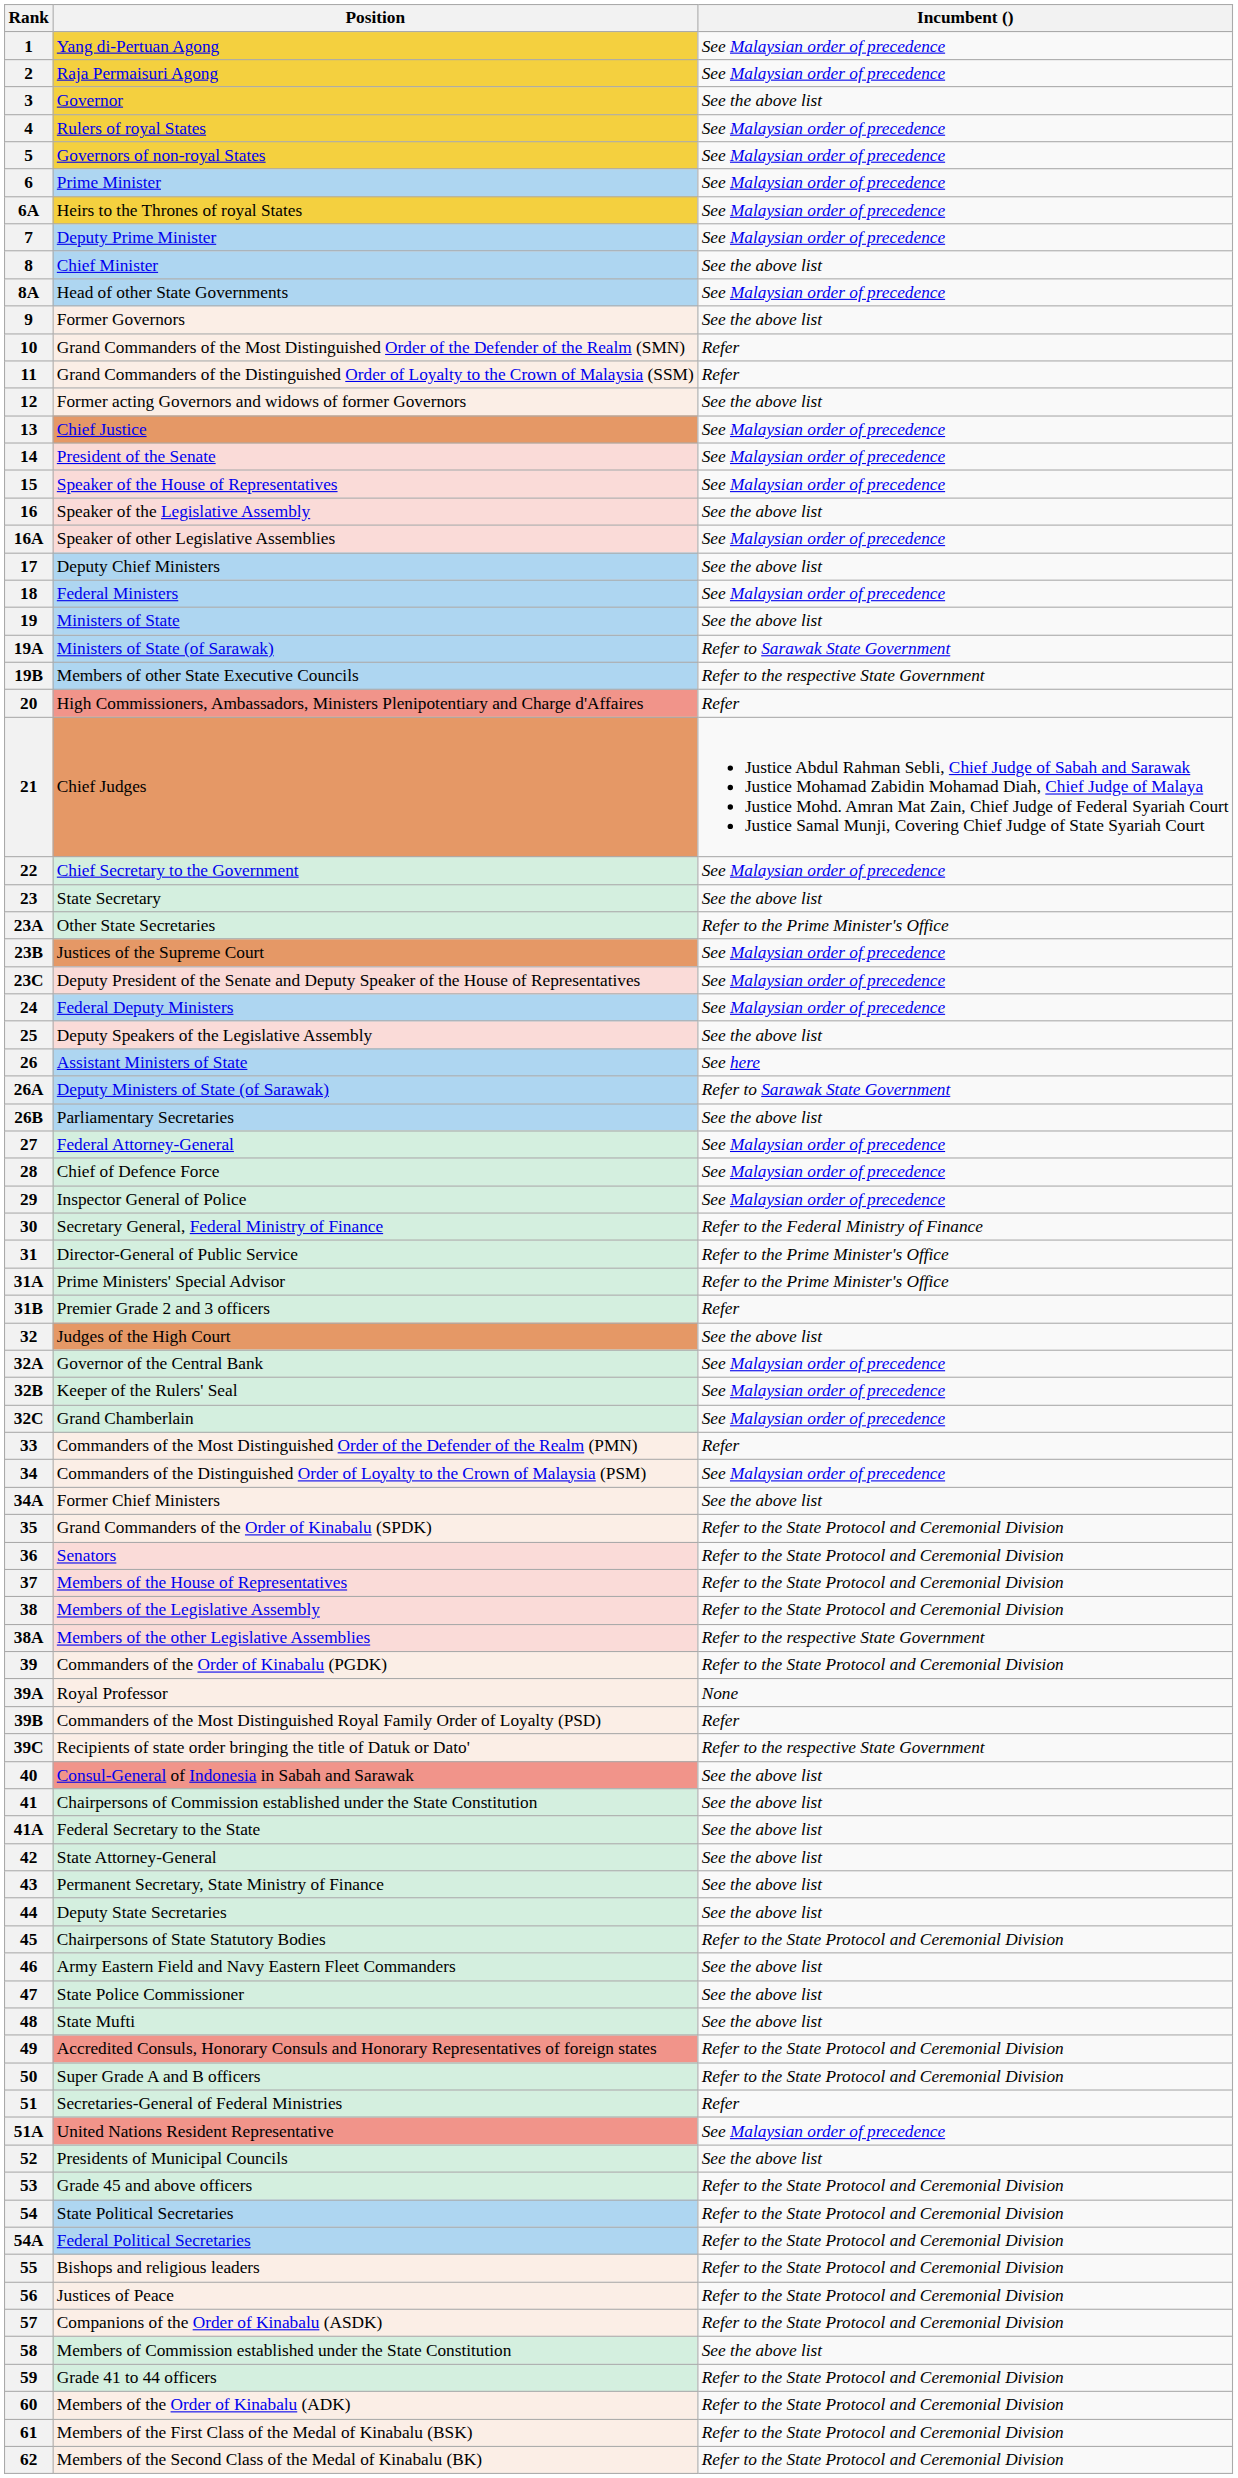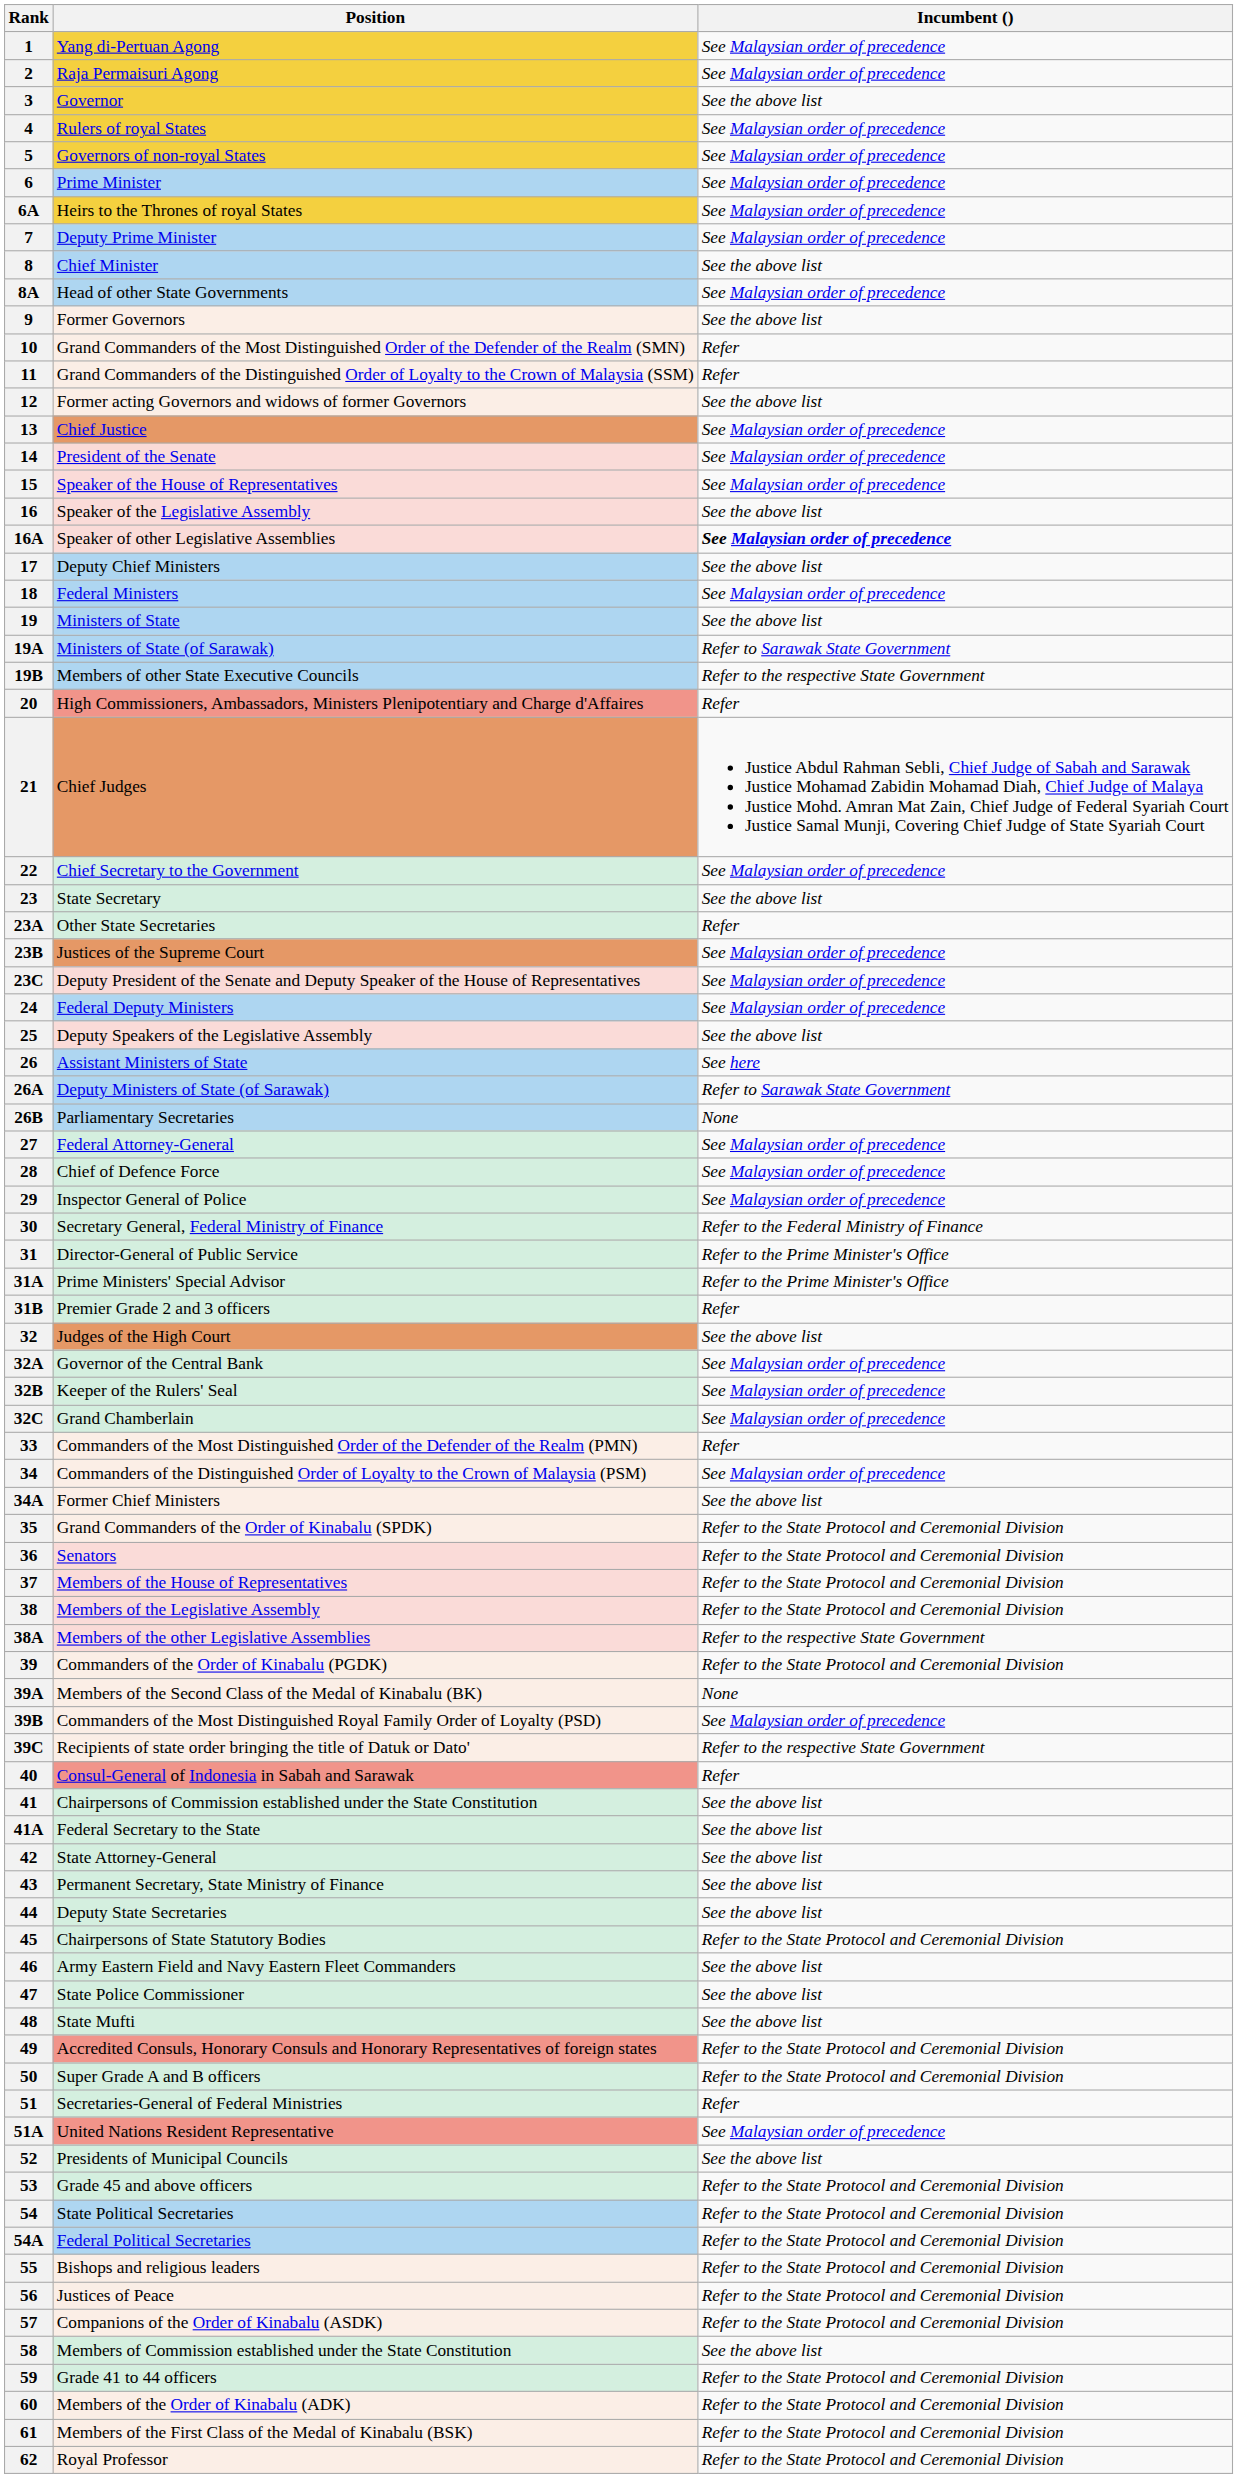(823, 538) normal -> (826, 538) bold
(825, 925) Refer to the Prime Minister's Office -> (720, 925) Refer
(762, 1117) See the above list -> (720, 1117) None
(112, 1692) Royal Professor -> (269, 1692) Members of the Second Class of the Medal of Kinabalu (BK)
(720, 1720) Refer -> (823, 1720) See Malaysian order of precedence
(762, 1774) See the above list -> (720, 1774) Refer
(269, 2459) Members of the Second Class of the Medal of Kinabalu (BK) -> (112, 2459) Royal Professor
